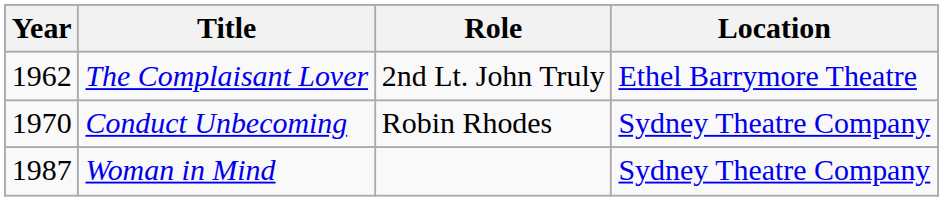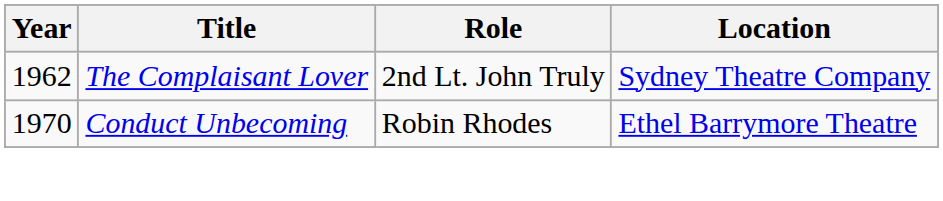(768, 75) Ethel Barrymore Theatre -> (774, 75) Sydney Theatre Company
(774, 123) Sydney Theatre Company -> (768, 123) Ethel Barrymore Theatre
- row: (180, 170)
